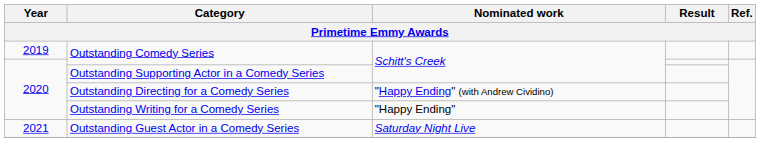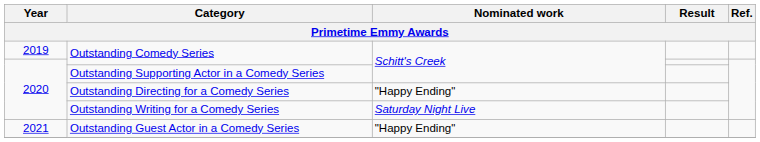(464, 92) "Happy Ending" (with Andrew Cividino) -> (415, 92) "Happy Ending"
(415, 110) "Happy Ending" -> (425, 110) Saturday Night Live
(425, 128) Saturday Night Live -> (415, 128) "Happy Ending"
